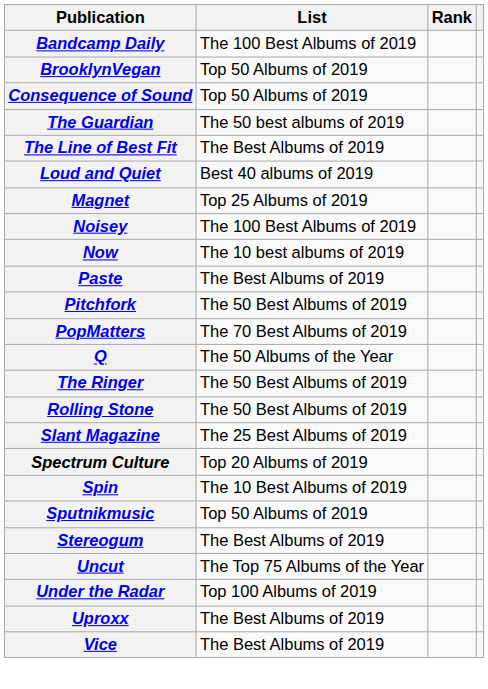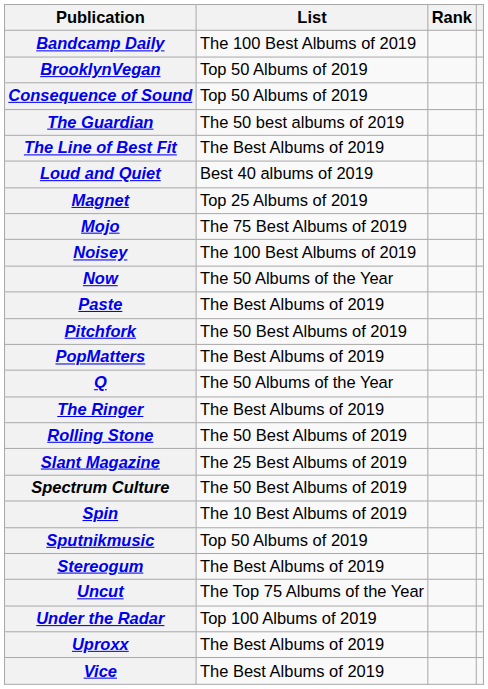+ row: (100, 226)
(302, 252) The 10 best albums of 2019 -> (297, 278) The 50 Albums of the Year
(303, 331) The 70 Best Albums of 2019 -> (292, 357) The Best Albums of 2019
(303, 383) The 50 Best Albums of 2019 -> (292, 409) The Best Albums of 2019
(284, 461) Top 20 Albums of 2019 -> (303, 488) The 50 Best Albums of 2019
